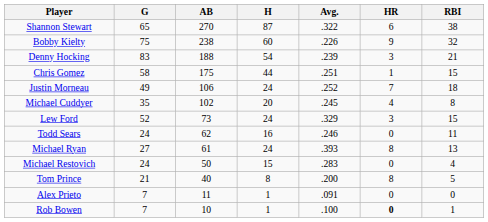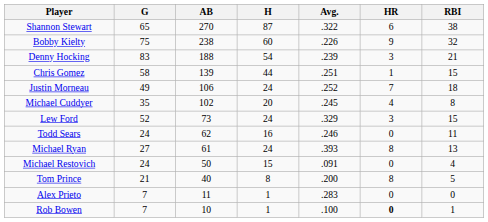(206, 73) 175 -> (206, 73) 139
(329, 164) .283 -> (329, 164) .091
(329, 194) .091 -> (329, 194) .283
